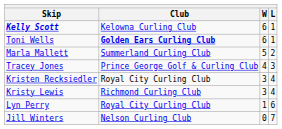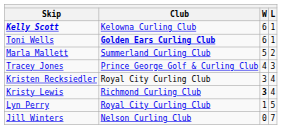(264, 92) normal -> (264, 92) bold
(273, 105) 6 -> (273, 105) 5
